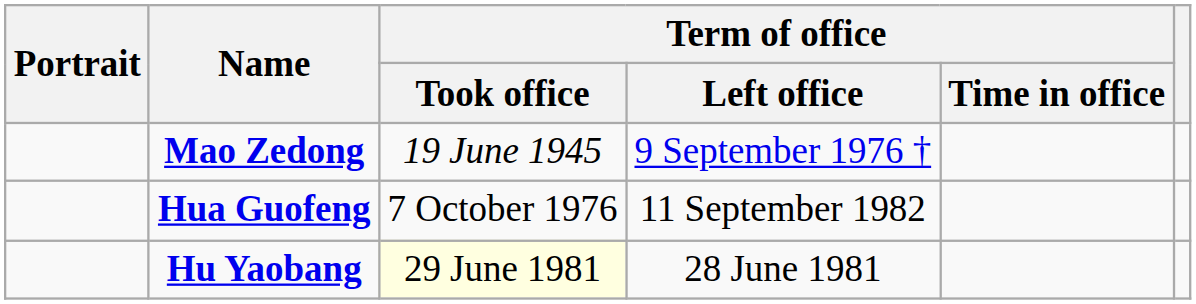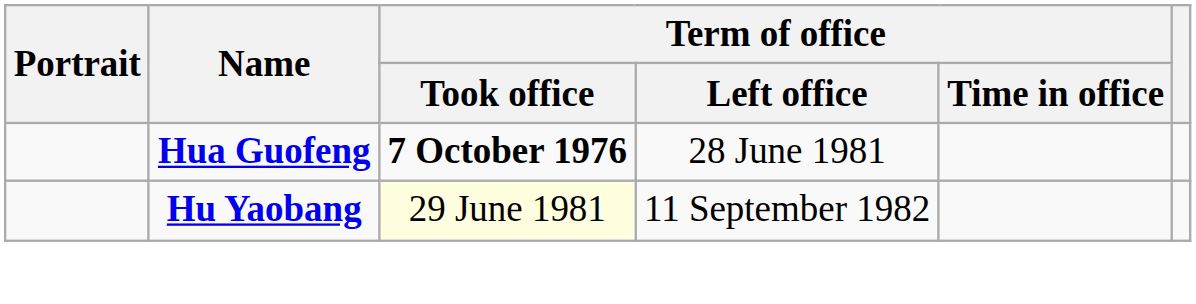- row: (264, 151)
(502, 209) normal -> (507, 151) bold
(783, 209) 11 September 1982 -> (787, 151) 28 June 1981
(783, 268) 28 June 1981 -> (787, 209) 11 September 1982
